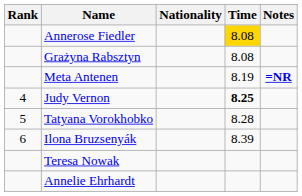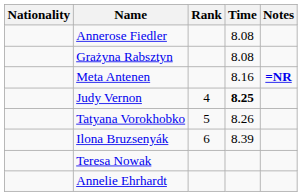columns swapped: (23, 14) <-> (191, 14)
(242, 35) gold background -> (242, 35) no background
(242, 77) 8.19 -> (242, 77) 8.16
(242, 118) 8.28 -> (242, 118) 8.26
